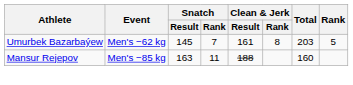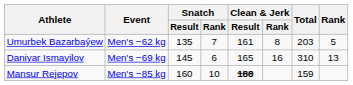(184, 43) 145 -> (184, 43) 135
+ row: (45, 58)
(184, 58) 163 -> (184, 73) 160
(214, 58) 11 -> (214, 73) 10
(245, 58) normal -> (245, 73) bold
(305, 58) 160 -> (305, 73) 159
